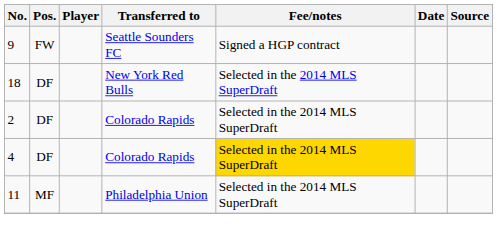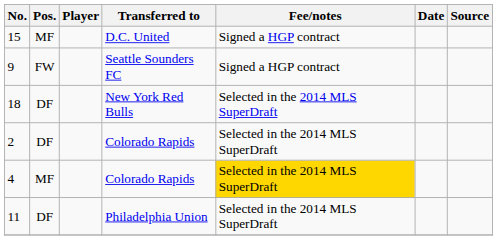+ row: (14, 37)
(45, 157) DF -> (45, 179) MF
(45, 195) MF -> (45, 216) DF
